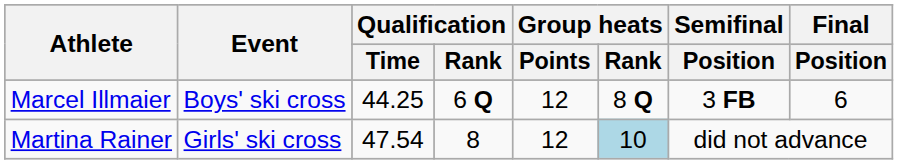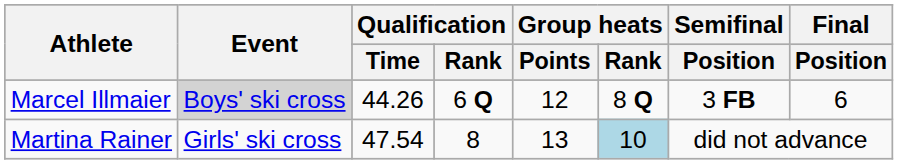(265, 100) no background -> (265, 100) lightgrey background
(393, 100) 44.25 -> (393, 100) 44.26
(555, 139) 12 -> (555, 139) 13
